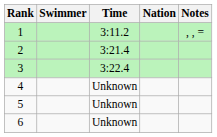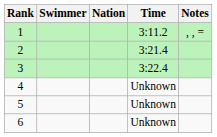columns swapped: (159, 13) <-> (115, 13)
